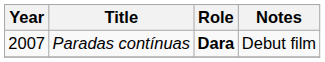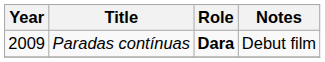(27, 43) 2007 -> (27, 43) 2009
